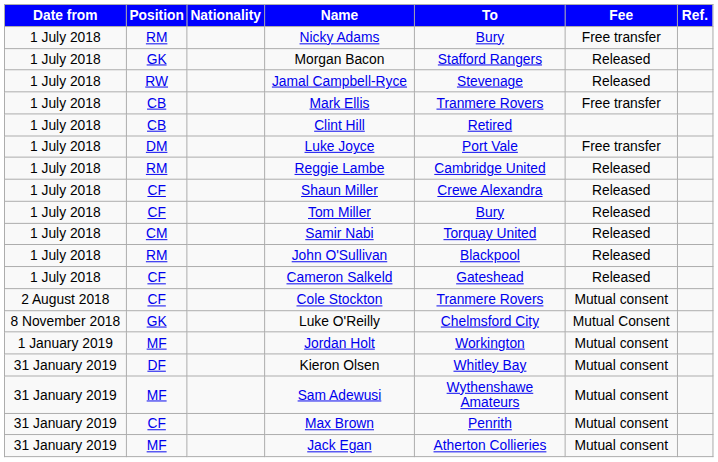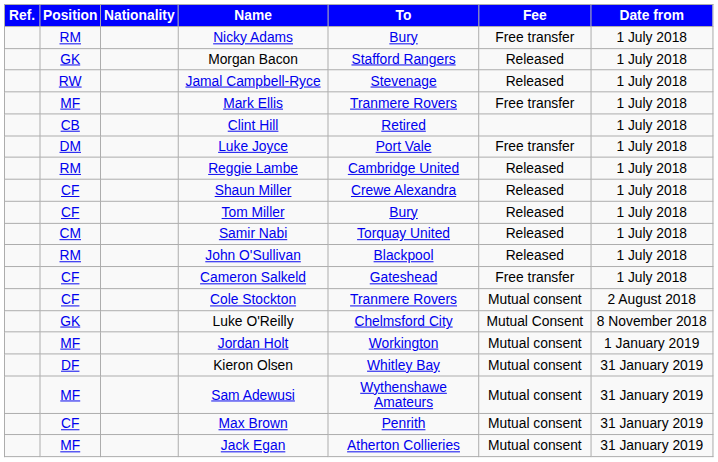columns swapped: (65, 16) <-> (695, 16)
(157, 103) CB -> (70, 103) MF
(621, 278) Released -> (535, 278) Free transfer
